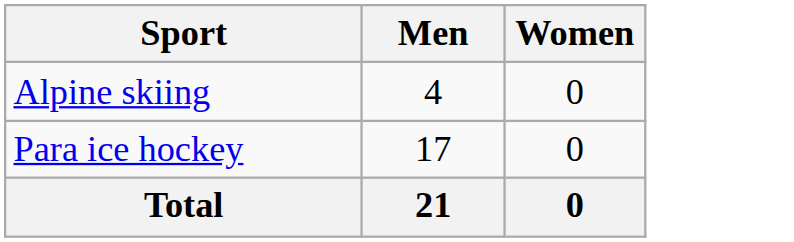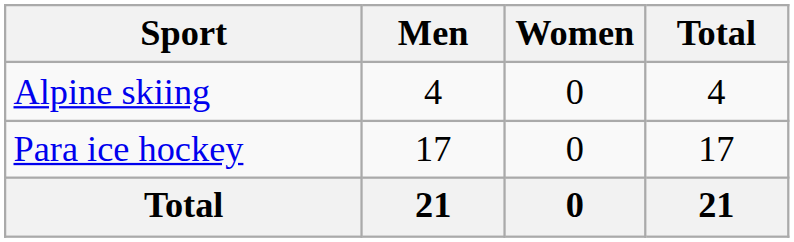+ column: (716, 33)
